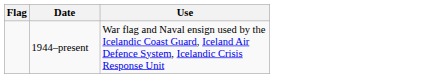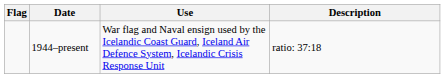+ column: (355, 12)
